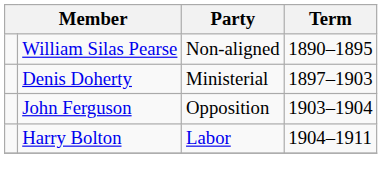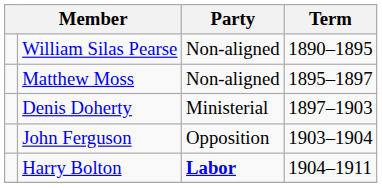+ row: (78, 78)
(208, 138) normal -> (211, 167) bold
